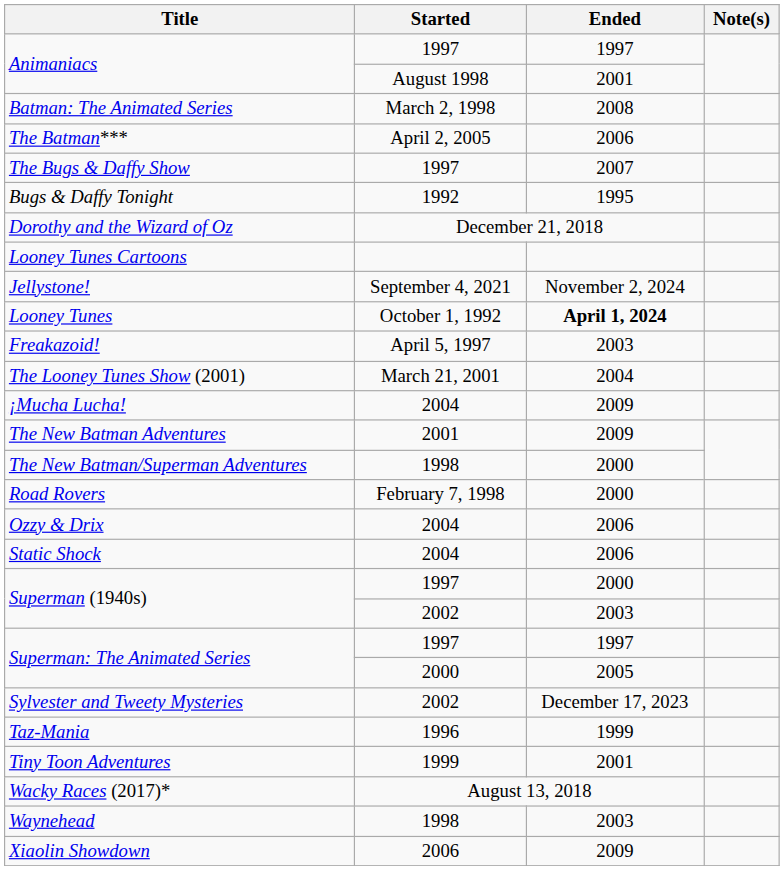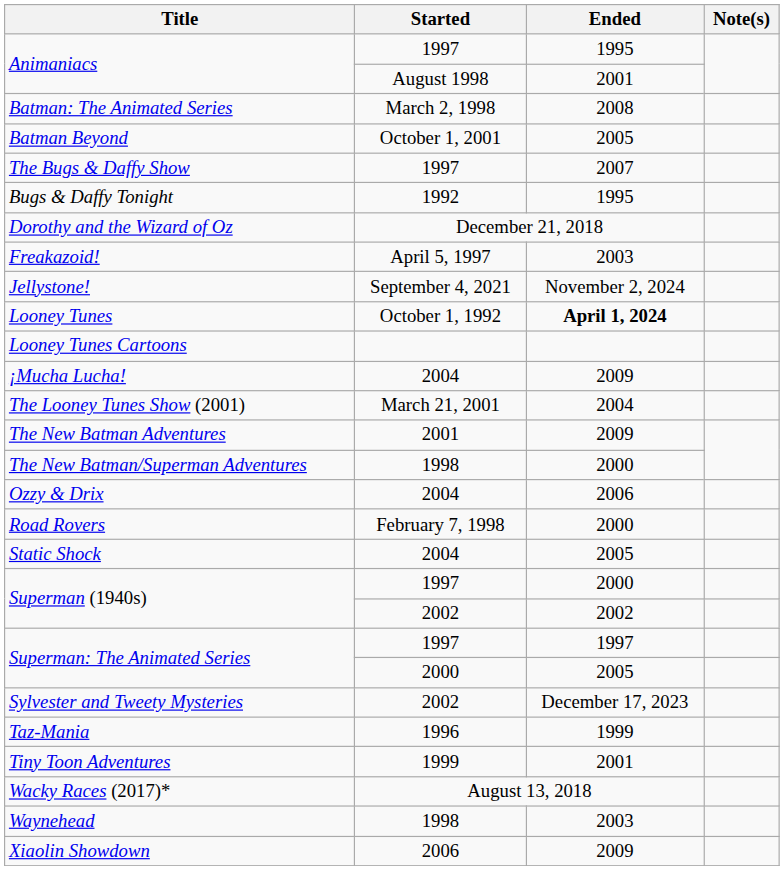(615, 49) 1997 -> (615, 49) 1995
+ row: (68, 138)
- row: (68, 138)
rows swapped: (54, 345) <-> (98, 256)
rows swapped: (127, 375) <-> (67, 405)
rows swapped: (56, 524) <-> (57, 494)
(615, 553) 2006 -> (615, 553) 2005
(615, 613) 2003 -> (615, 613) 2002
